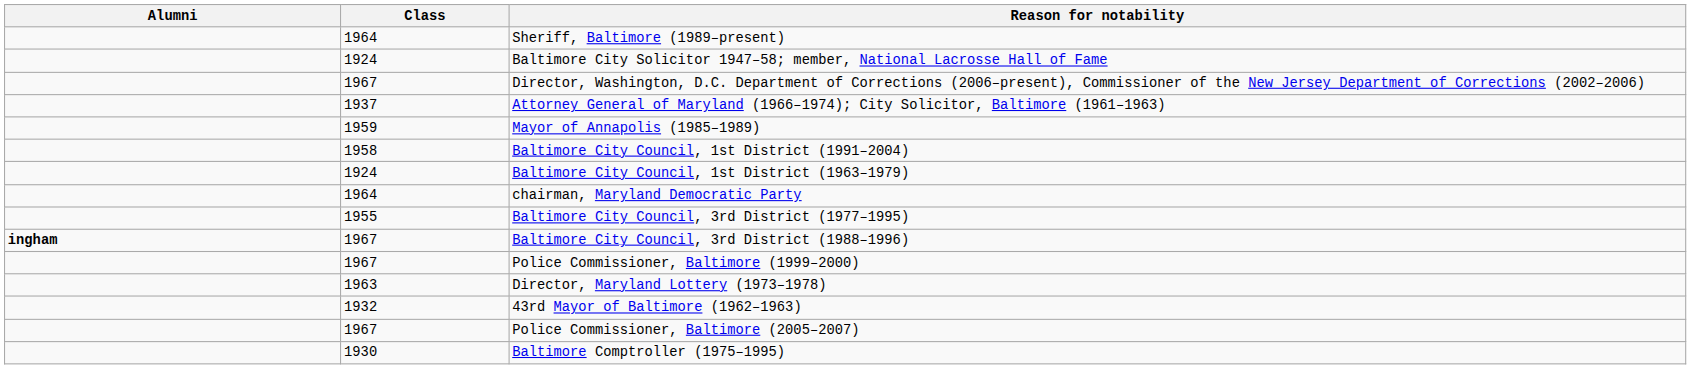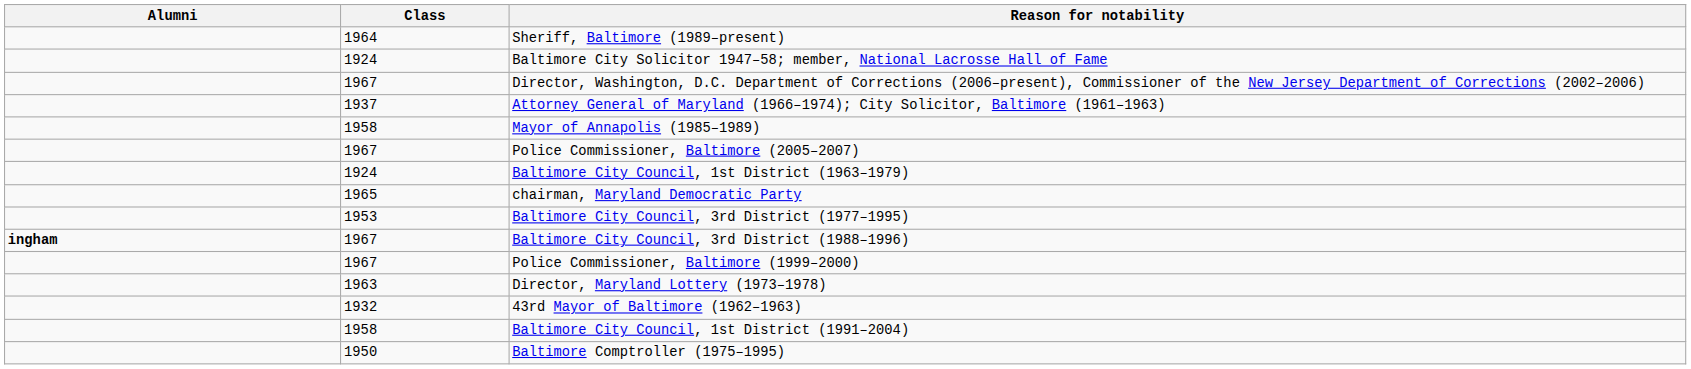(361, 128) 1959 -> (361, 128) 1958
rows swapped: (711, 151) <-> (686, 330)
(361, 195) 1964 -> (361, 195) 1965
(361, 218) 1955 -> (361, 218) 1953
(361, 353) 1930 -> (361, 353) 1950
